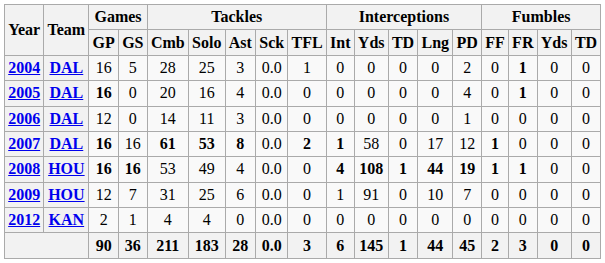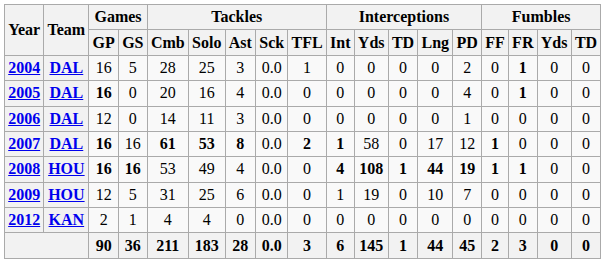(133, 194) 7 -> (133, 194) 5
(371, 194) 91 -> (371, 194) 19
